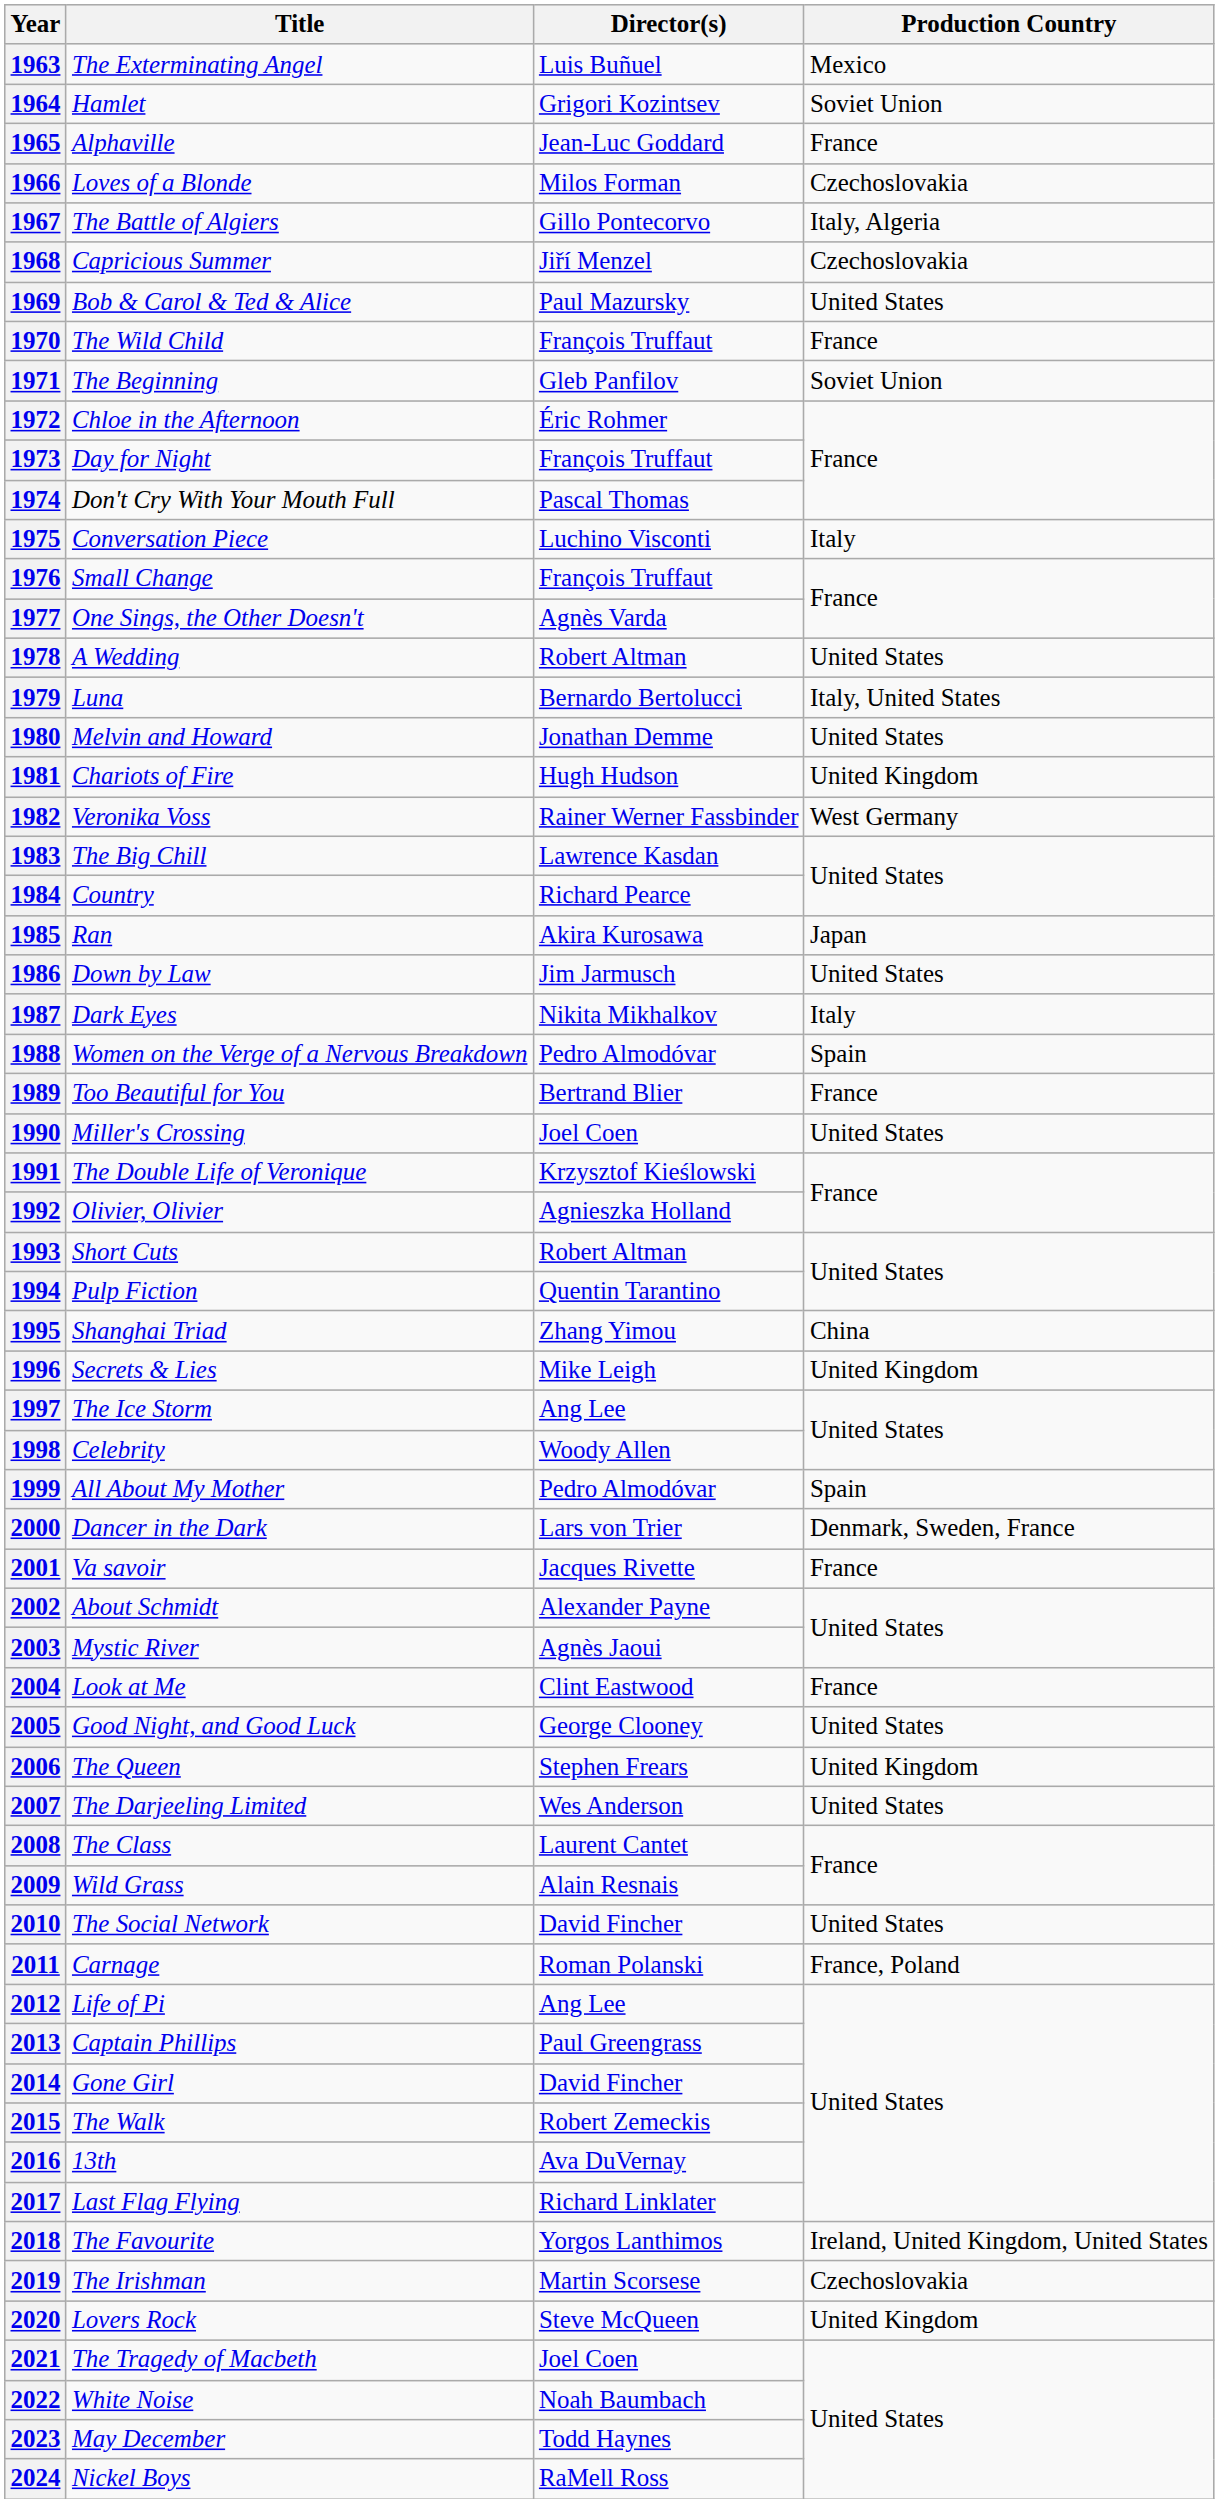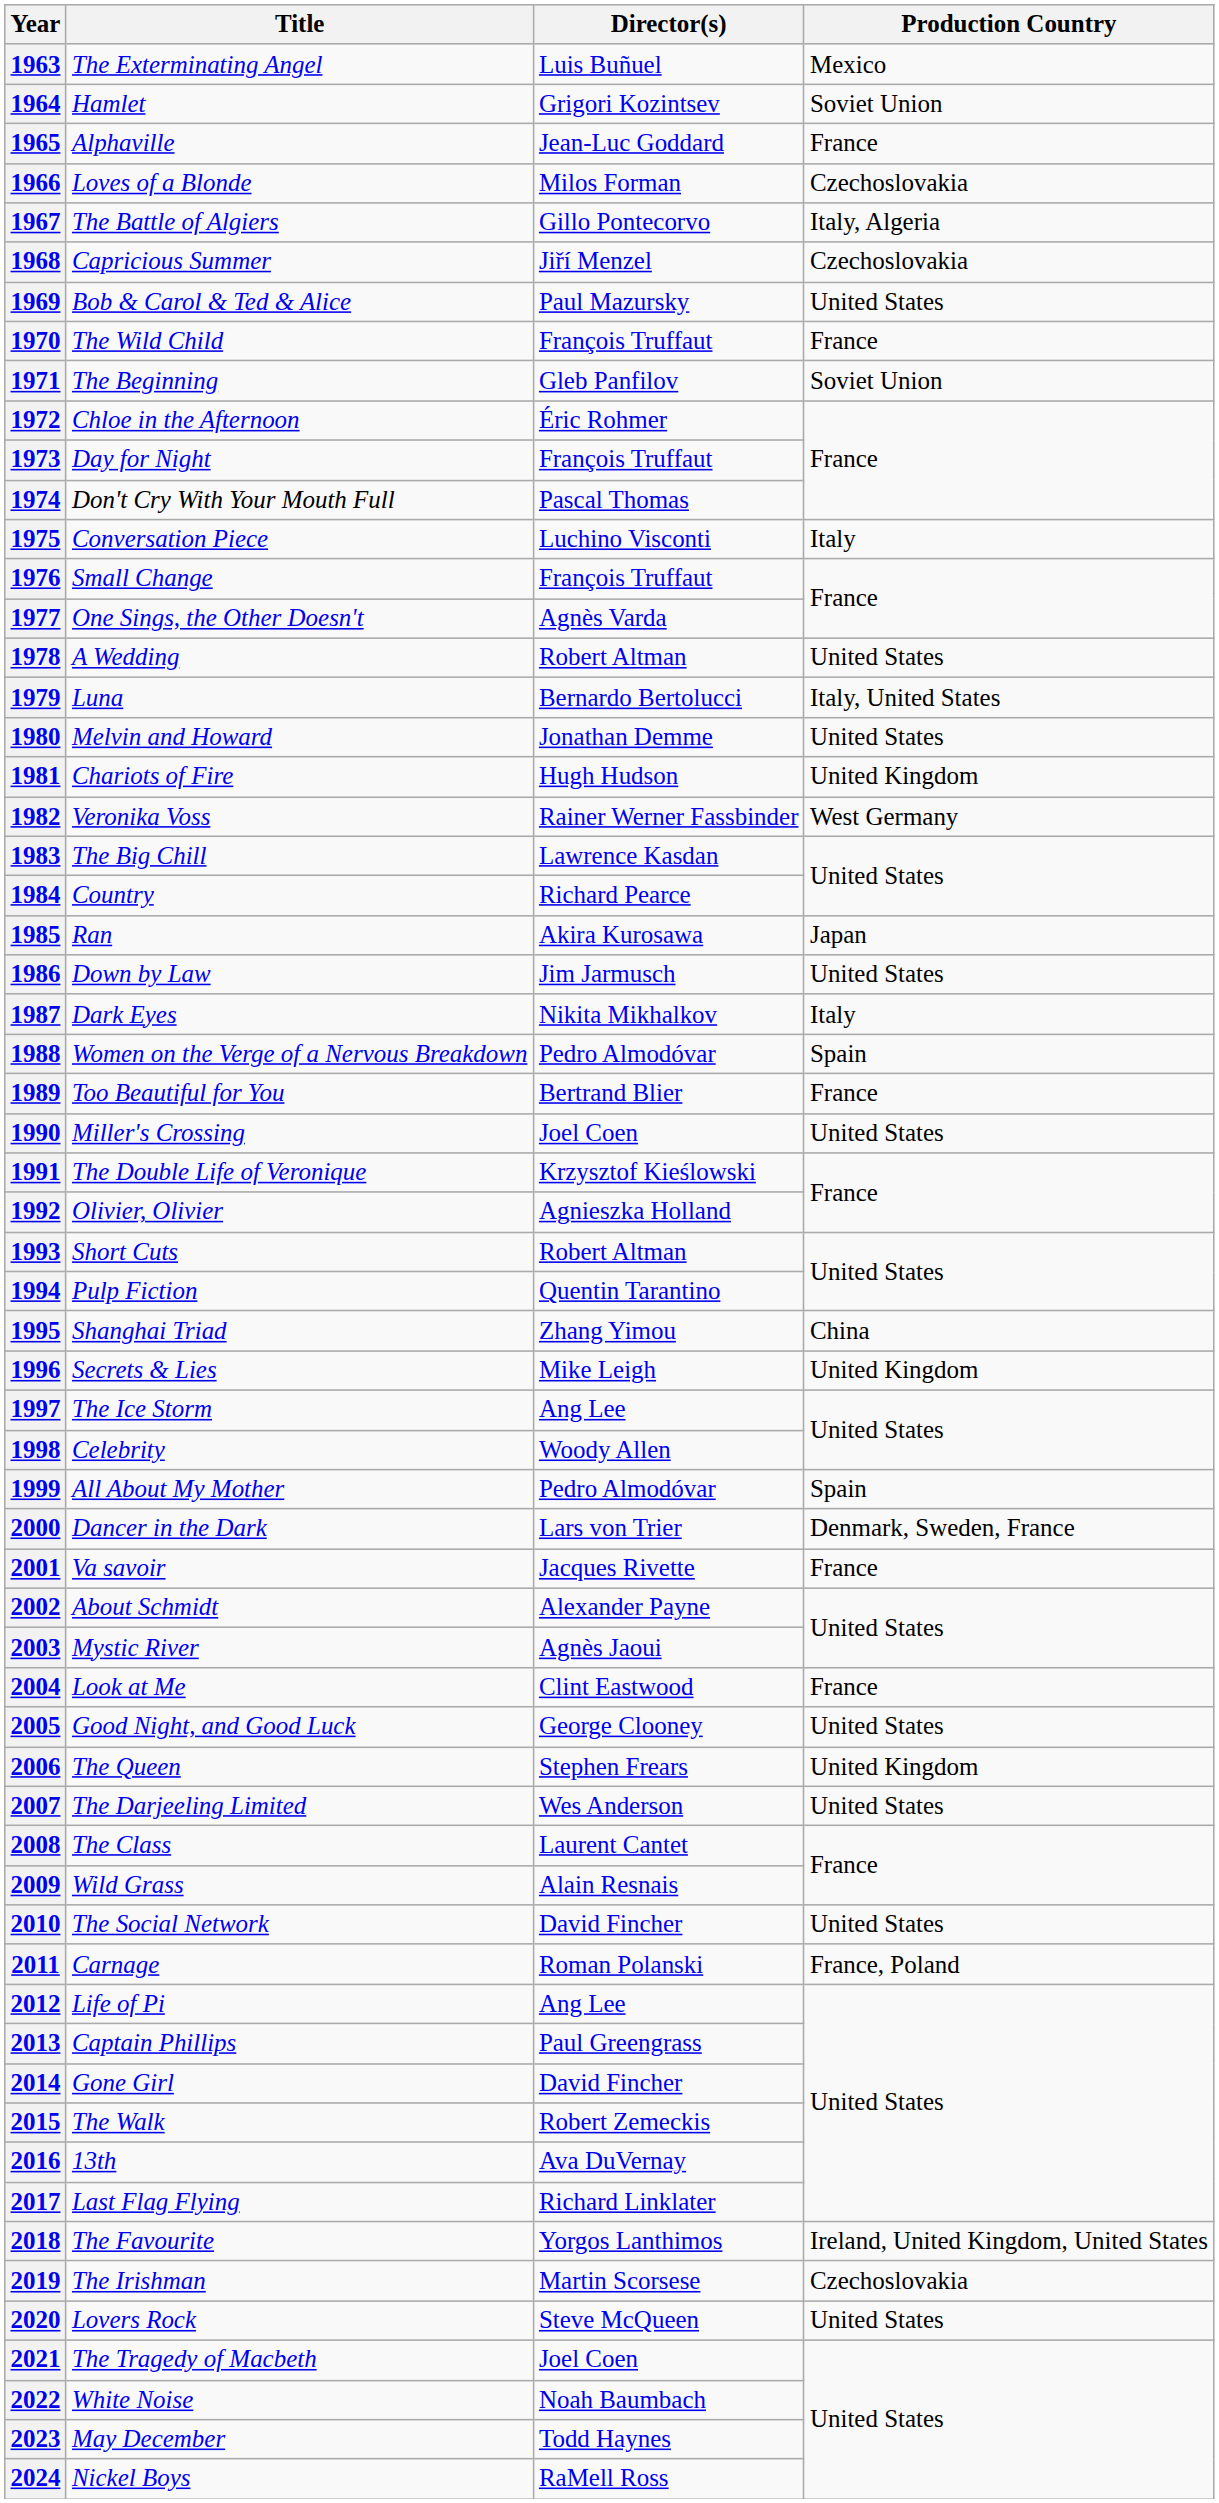(894, 2320) United Kingdom -> (877, 2320) United States
